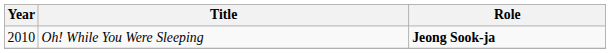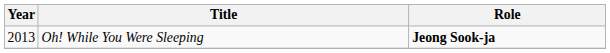(21, 37) 2010 -> (21, 37) 2013
